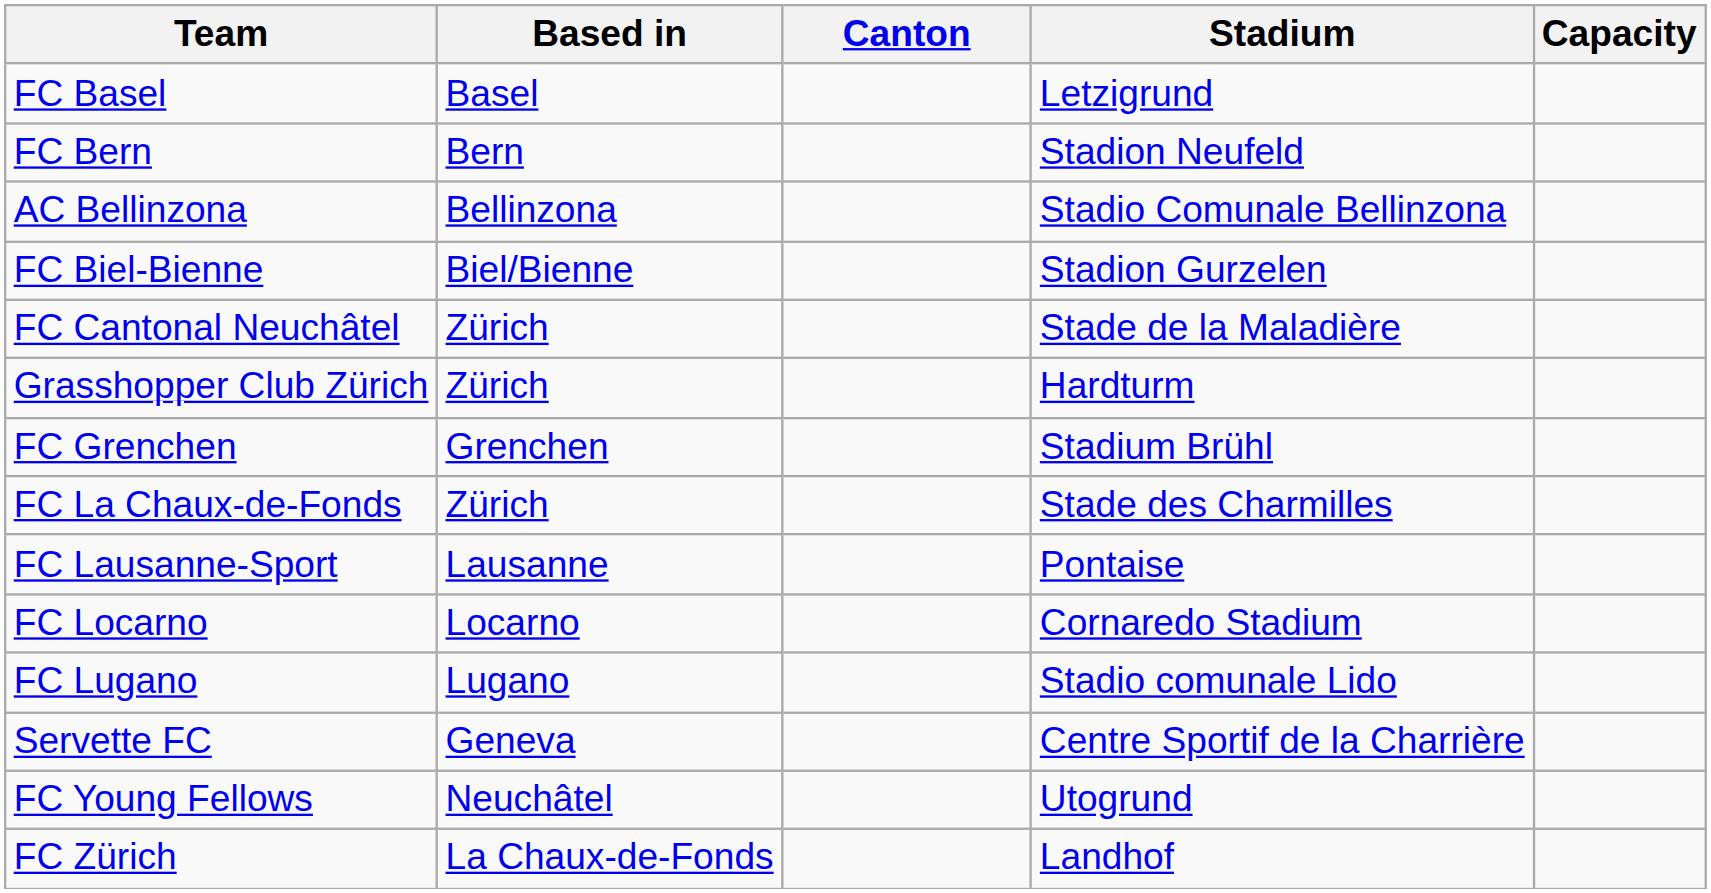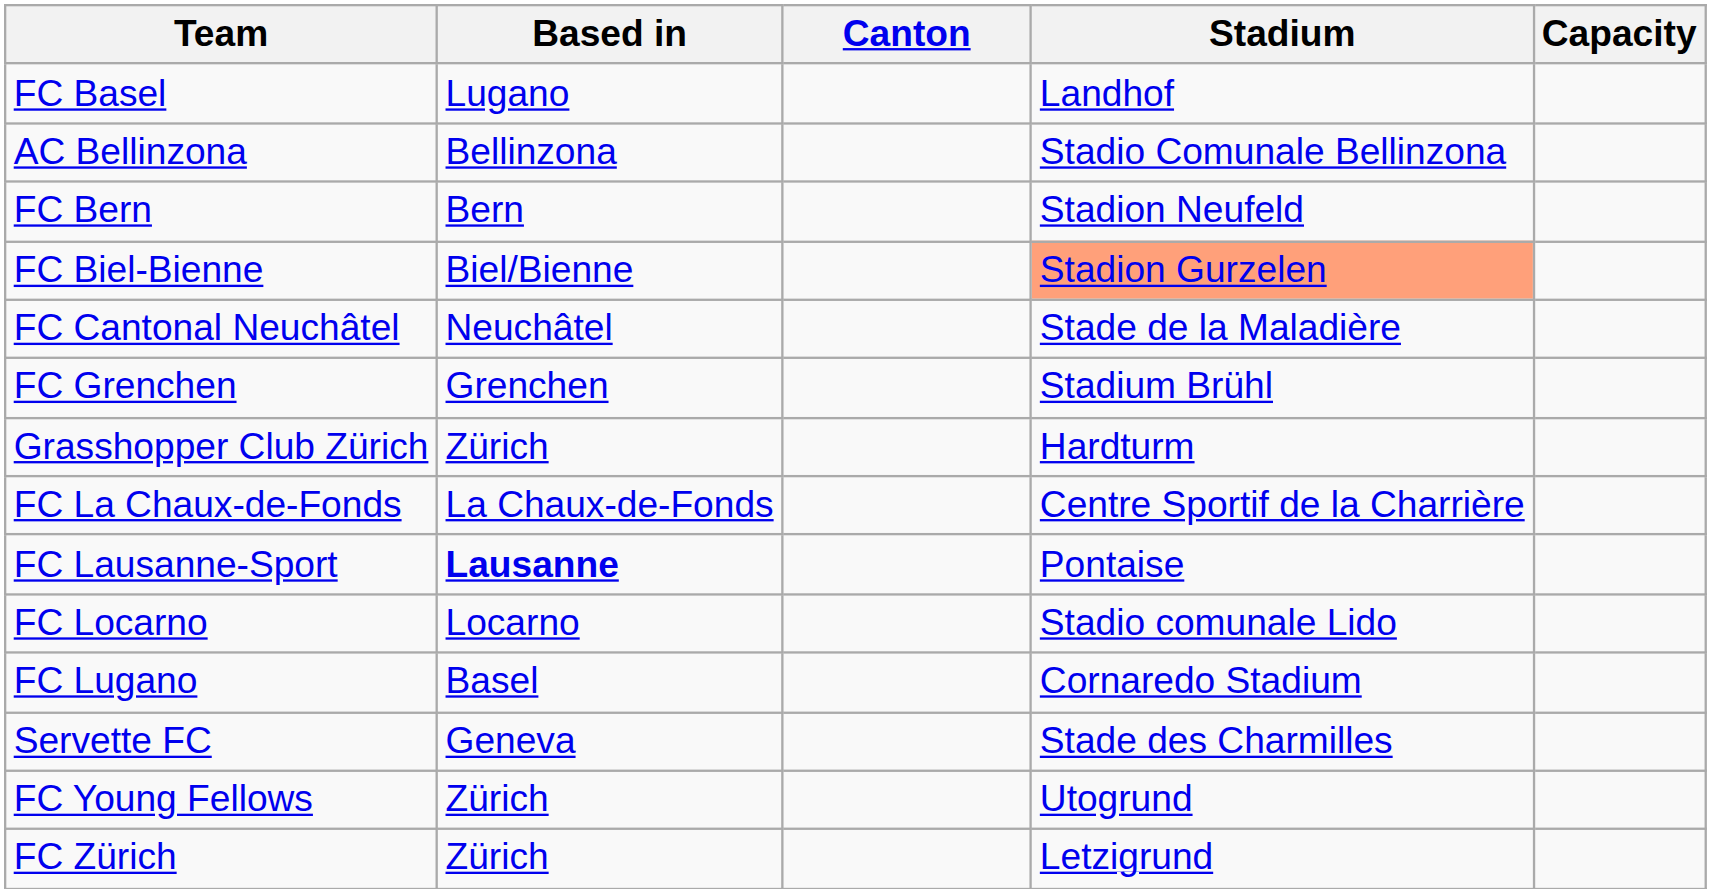(492, 92) Basel -> (507, 92) Lugano
(1127, 92) Letzigrund -> (1107, 92) Landhof
rows swapped: (130, 210) <-> (83, 151)
(1183, 269) no background -> (1183, 269) lightsalmon background
(497, 328) Zürich -> (529, 328) Neuchâtel
rows swapped: (221, 387) <-> (125, 446)
(497, 504) Zürich -> (610, 504) La Chaux-de-Fonds
(1216, 504) Stade des Charmilles -> (1282, 504) Centre Sportif de la Charrière
(527, 563) normal -> (532, 563) bold
(1201, 622) Cornaredo Stadium -> (1218, 622) Stadio comunale Lido
(507, 681) Lugano -> (492, 681) Basel
(1218, 681) Stadio comunale Lido -> (1201, 681) Cornaredo Stadium
(1282, 740) Centre Sportif de la Charrière -> (1216, 740) Stade des Charmilles
(529, 799) Neuchâtel -> (497, 799) Zürich
(610, 858) La Chaux-de-Fonds -> (497, 858) Zürich
(1107, 858) Landhof -> (1127, 858) Letzigrund
